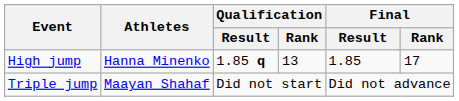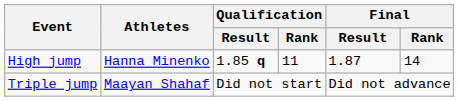(290, 61) 13 -> (290, 61) 11
(345, 61) 1.85 -> (345, 61) 1.87
(412, 61) 17 -> (412, 61) 14
